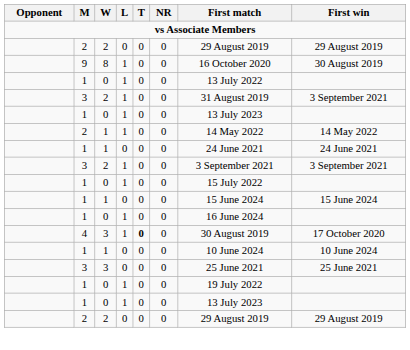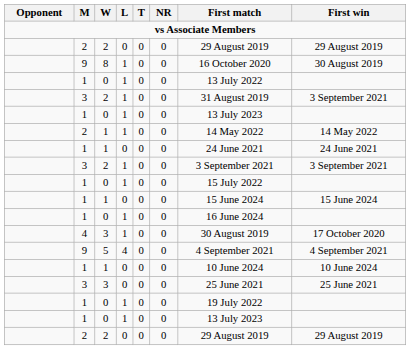(141, 234) bold -> (141, 234) normal
+ row: (85, 251)
